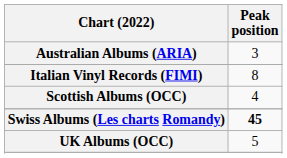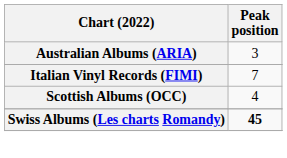(255, 75) 8 -> (255, 75) 7
- row: (116, 141)
